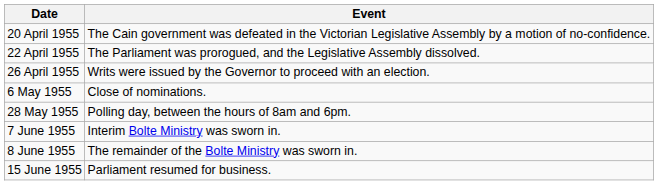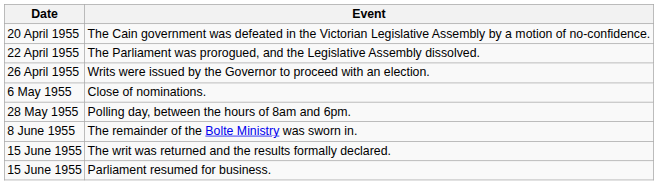- row: (184, 131)
+ row: (239, 151)
